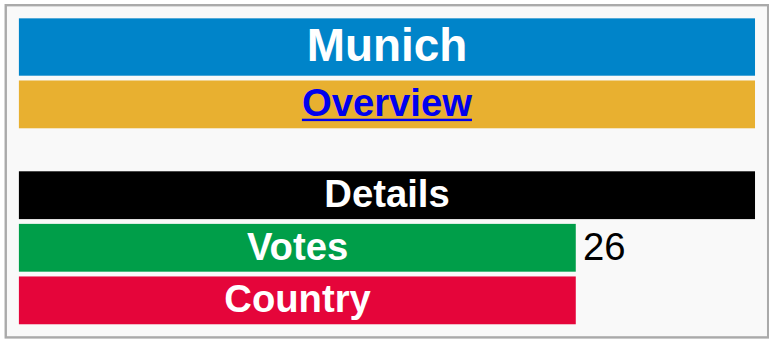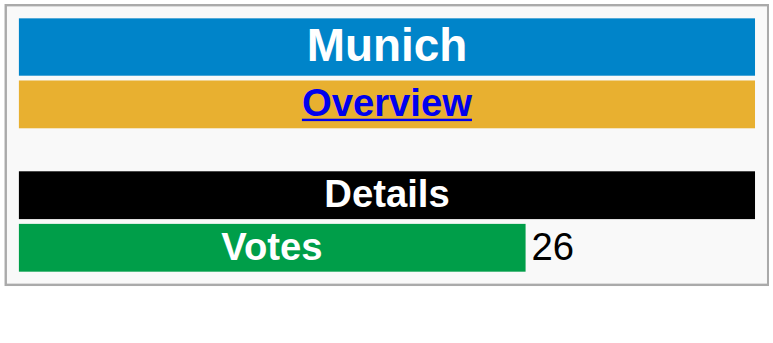- row: (298, 299)
